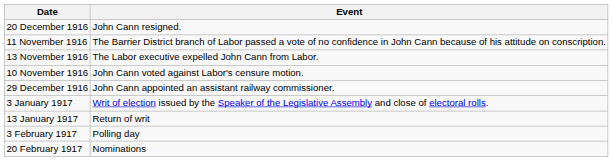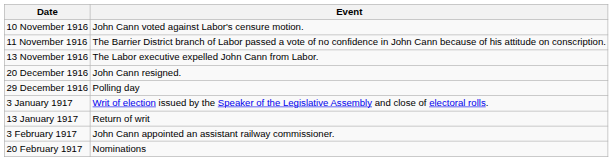rows swapped: (47, 73) <-> (47, 27)
(213, 88) John Cann appointed an assistant railway commissioner. -> (116, 88) Polling day
(116, 133) Polling day -> (213, 133) John Cann appointed an assistant railway commissioner.
